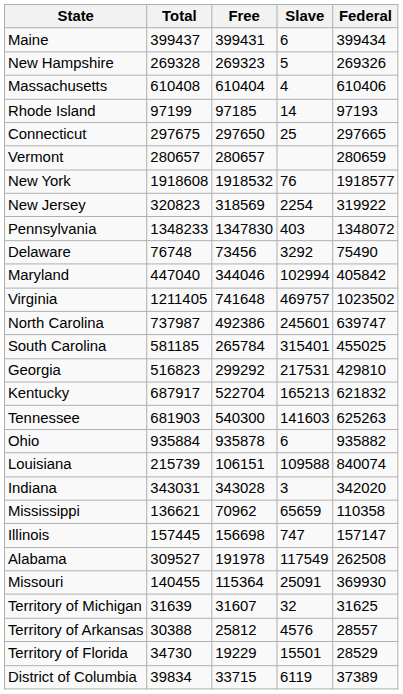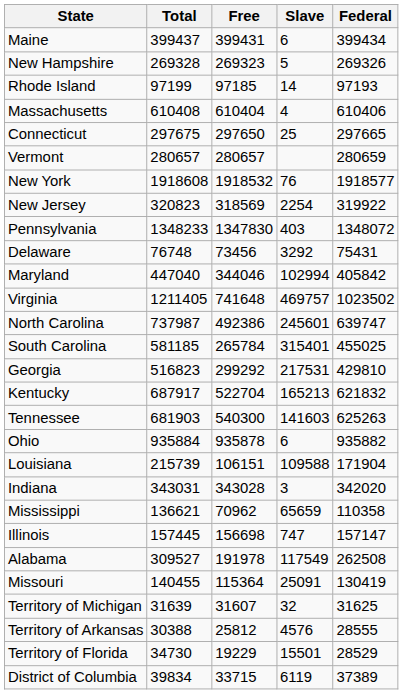rows swapped: (58, 87) <-> (52, 110)
(357, 252) 75490 -> (357, 252) 75431
(361, 464) 840074 -> (361, 464) 171904
(361, 582) 369930 -> (361, 582) 130419
(357, 629) 28557 -> (357, 629) 28555
